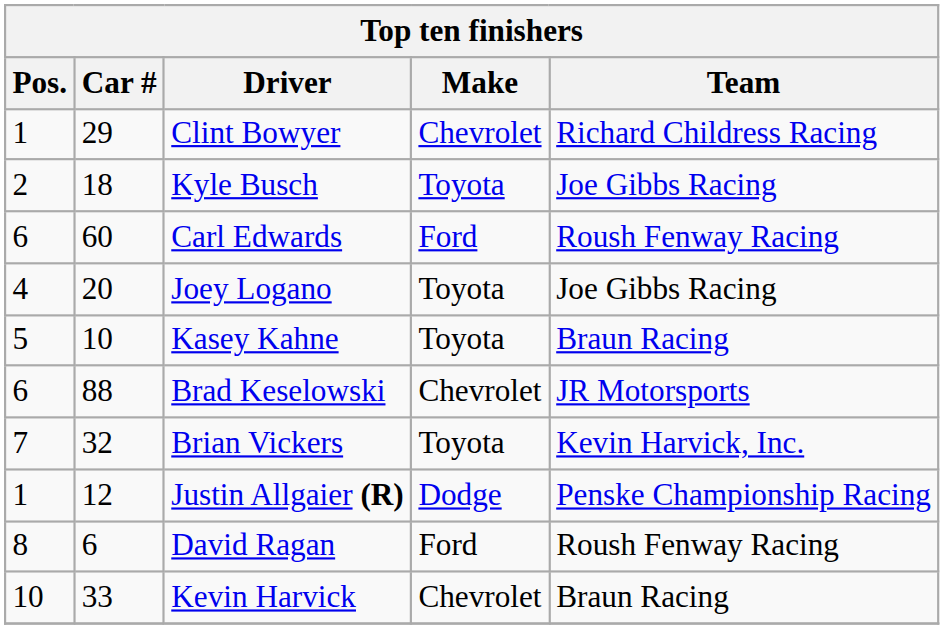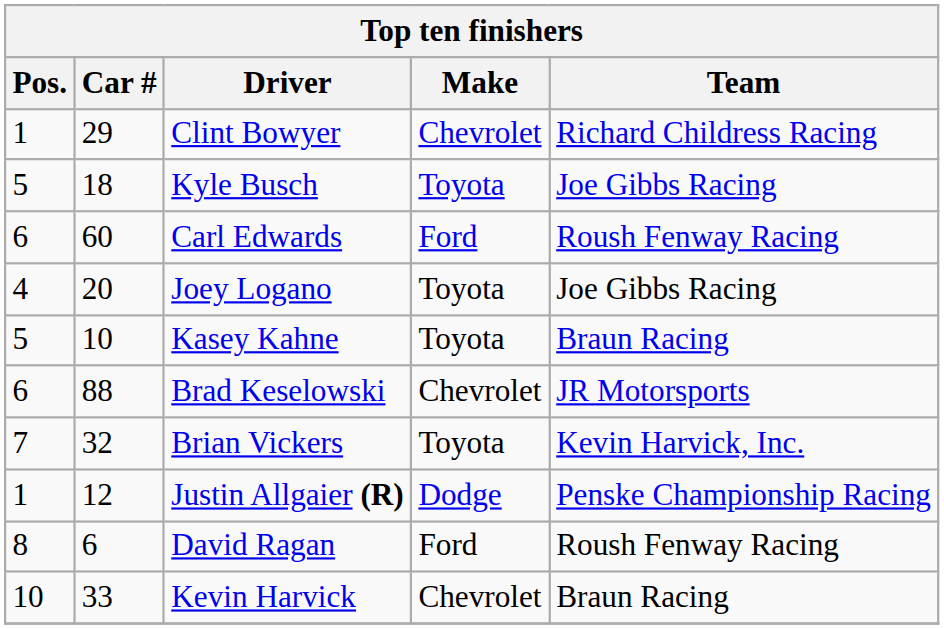(20, 185) 2 -> (20, 185) 5
